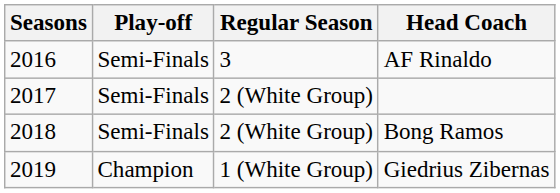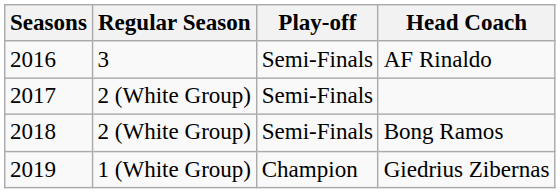columns swapped: (296, 22) <-> (153, 22)
